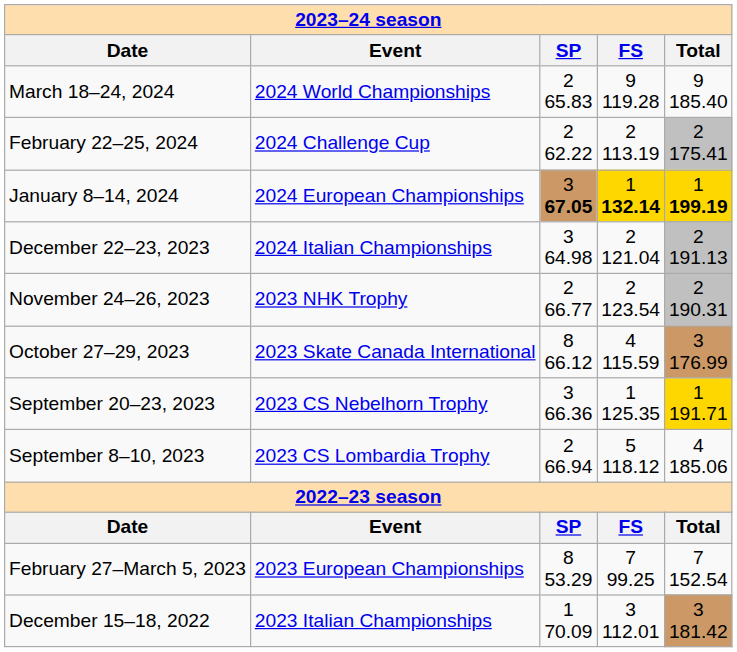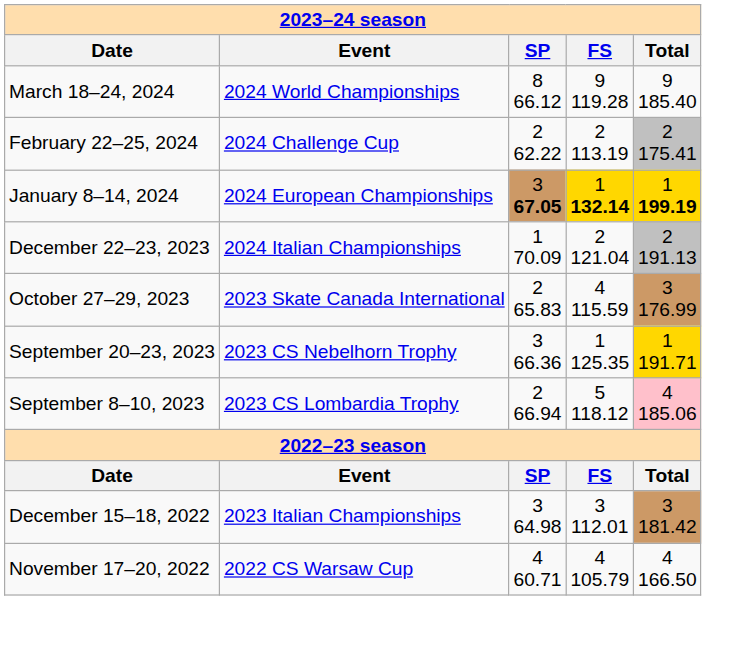(568, 91) 2 65.83 -> (538, 91) 8 66.12
(568, 247) 3 64.98 -> (538, 247) 1 70.09
- row: (109, 299)
(568, 351) 8 66.12 -> (538, 299) 2 65.83
(698, 455) no background -> (667, 403) pink background
- row: (127, 568)
(568, 620) 1 70.09 -> (538, 516) 3 64.98
+ row: (109, 568)
